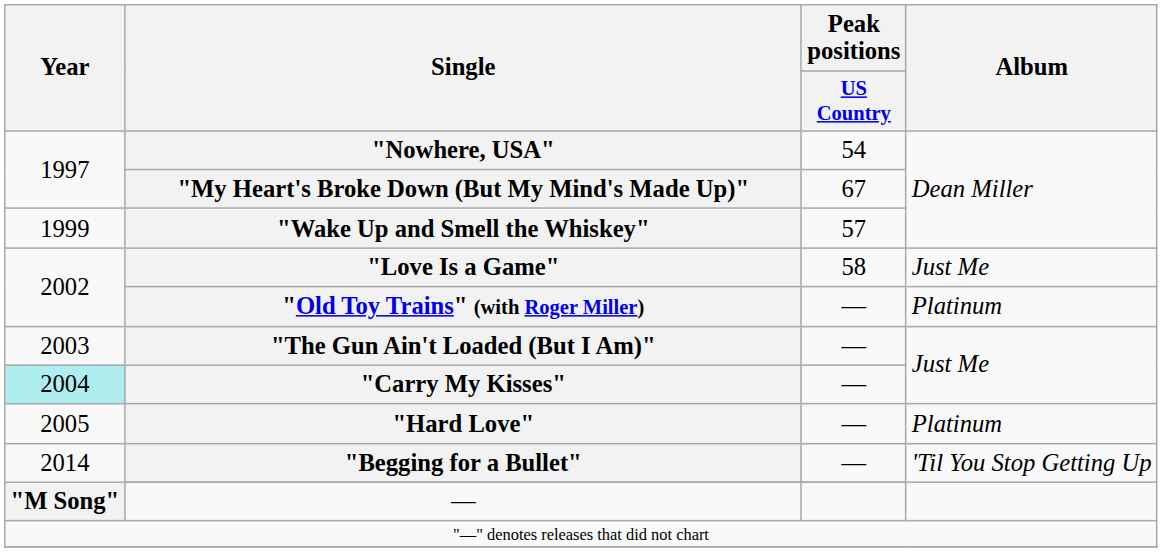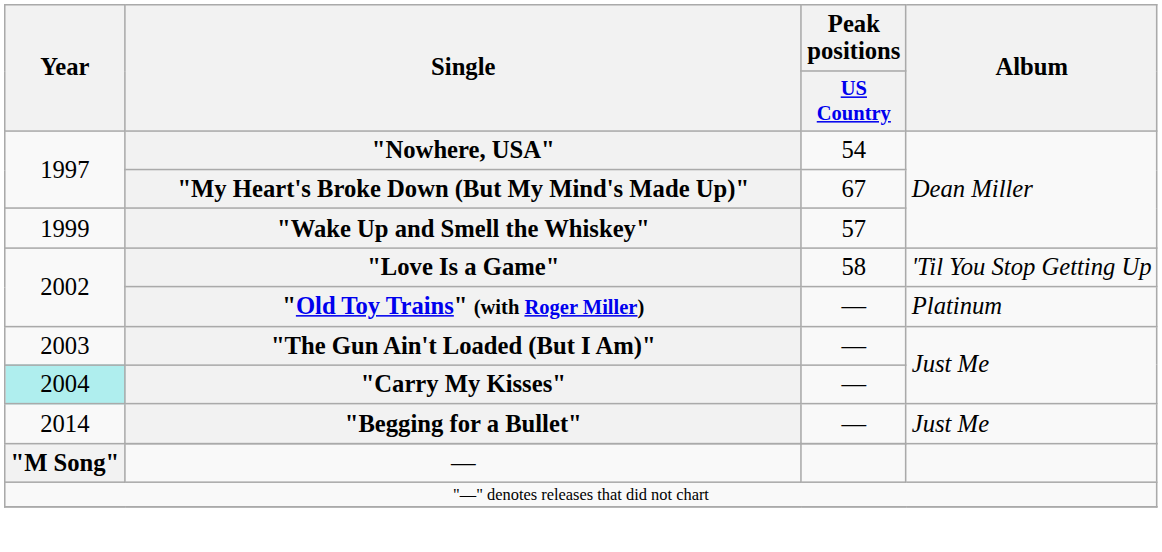(950, 267) Just Me -> (1032, 267) 'Til You Stop Getting Up
- row: (463, 423)
(1032, 462) 'Til You Stop Getting Up -> (950, 423) Just Me
